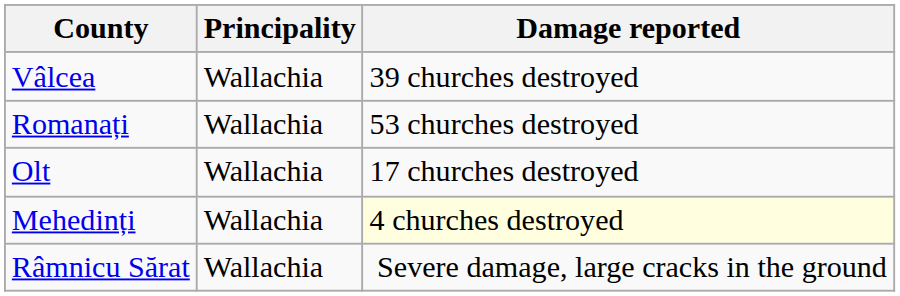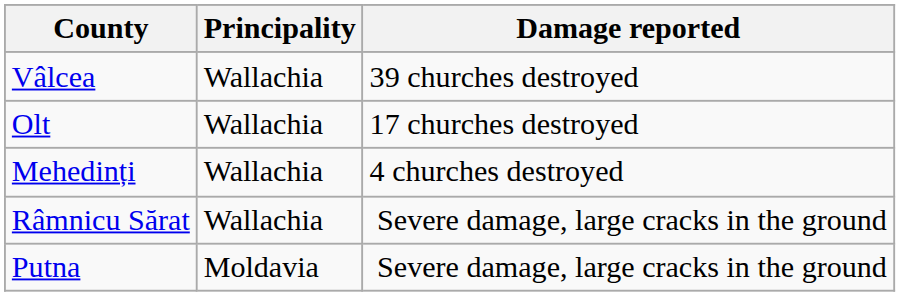- row: (70, 123)
(497, 219) lightyellow background -> (497, 171) no background
+ row: (46, 266)
